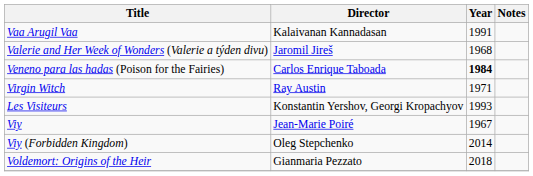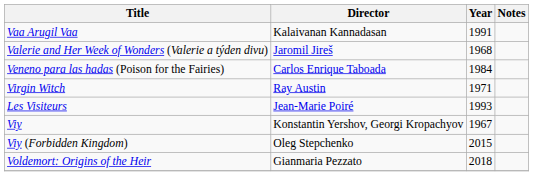(481, 69) bold -> (481, 69) normal
(368, 106) Konstantin Yershov, Georgi Kropachyov -> (313, 106) Jean-Marie Poiré
(313, 124) Jean-Marie Poiré -> (368, 124) Konstantin Yershov, Georgi Kropachyov
(481, 143) 2014 -> (481, 143) 2015
